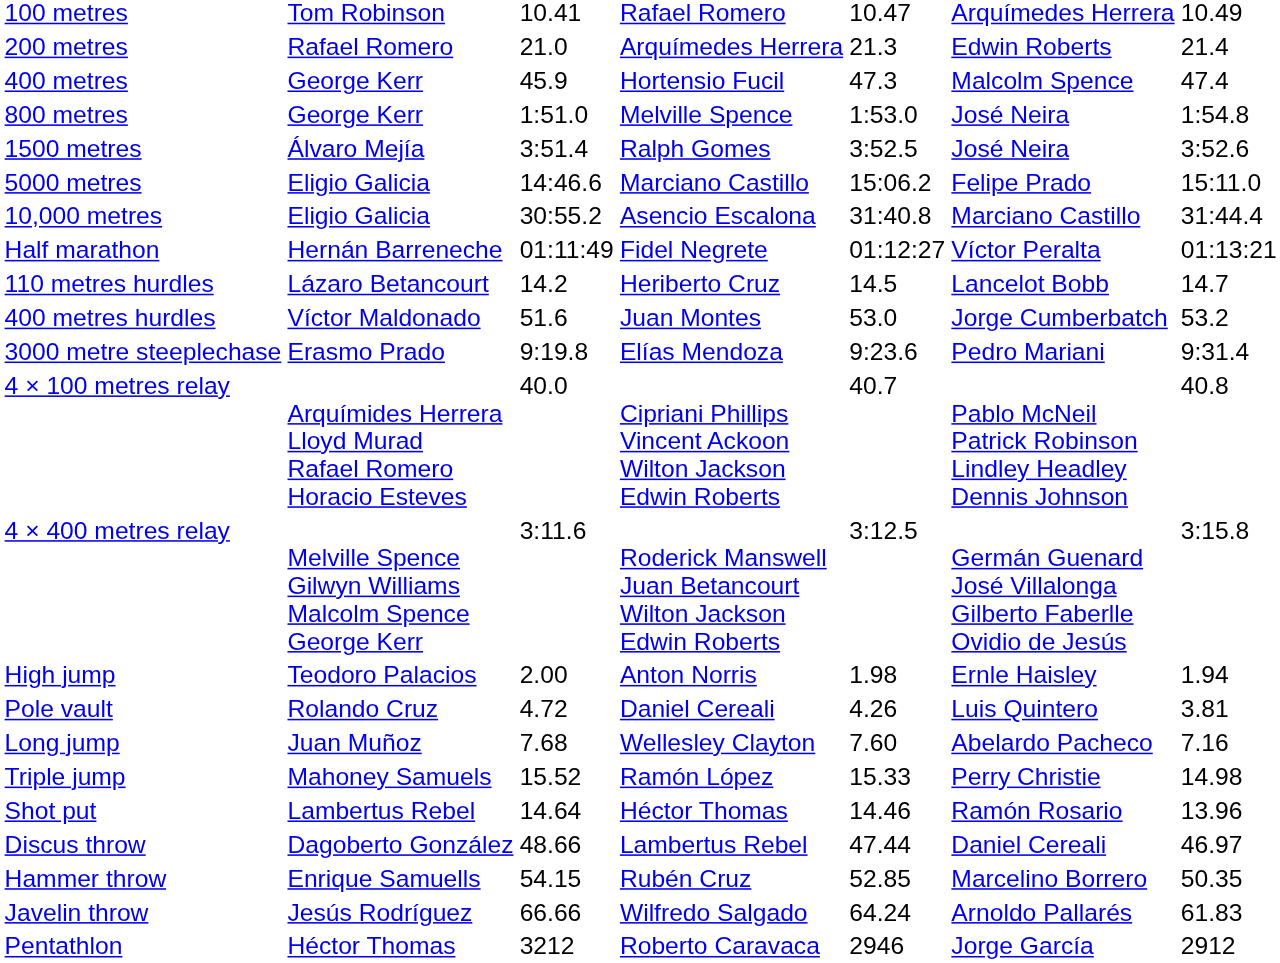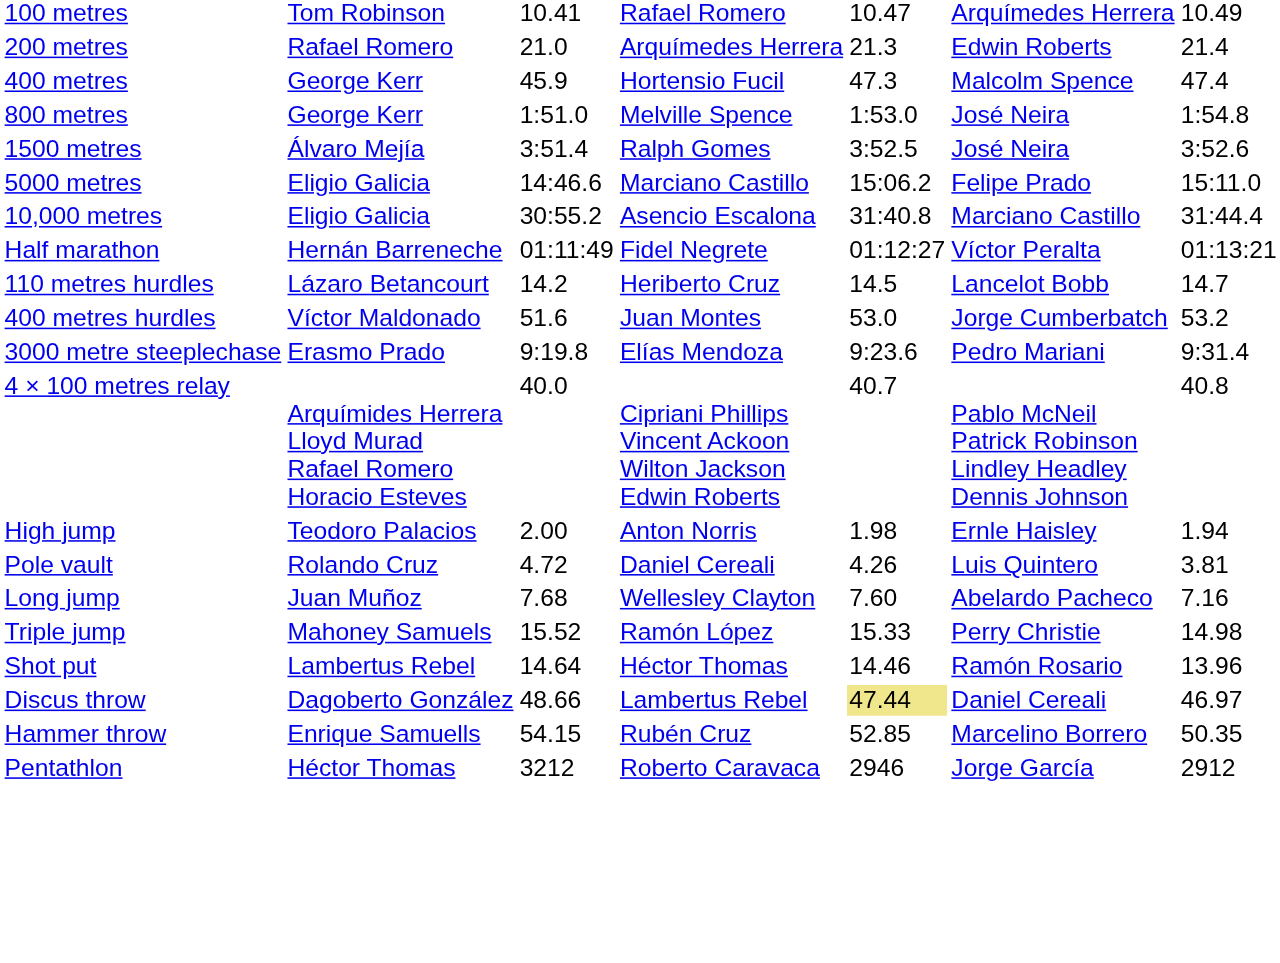- row: (117, 530)
(880, 844) no background -> (880, 700) khaki background
- row: (77, 912)
